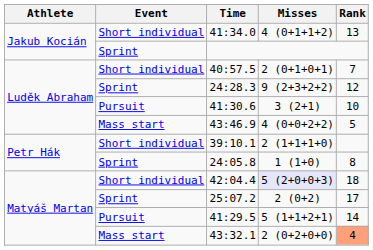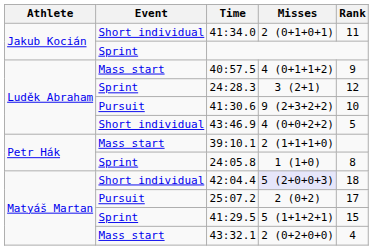(298, 32) 4 (0+1+1+2) -> (298, 32) 2 (0+1+0+1)
(353, 32) 13 -> (353, 32) 11
(151, 69) Short individual -> (132, 69) Mass start
(298, 69) 2 (0+1+0+1) -> (298, 69) 4 (0+1+1+2)
(353, 69) 7 -> (353, 69) 9
(298, 87) 9 (2+3+2+2) -> (298, 87) 3 (2+1)
(298, 106) 3 (2+1) -> (298, 106) 9 (2+3+2+2)
(132, 124) Mass start -> (151, 124) Short individual
(151, 143) Short individual -> (132, 143) Mass start
(118, 198) Sprint -> (122, 198) Pursuit
(122, 217) Pursuit -> (118, 217) Sprint
(353, 217) 14 -> (353, 217) 15
(353, 235) lightsalmon background -> (353, 235) no background
